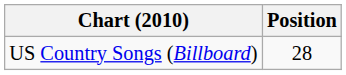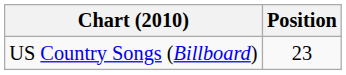(302, 52) 28 -> (302, 52) 23
